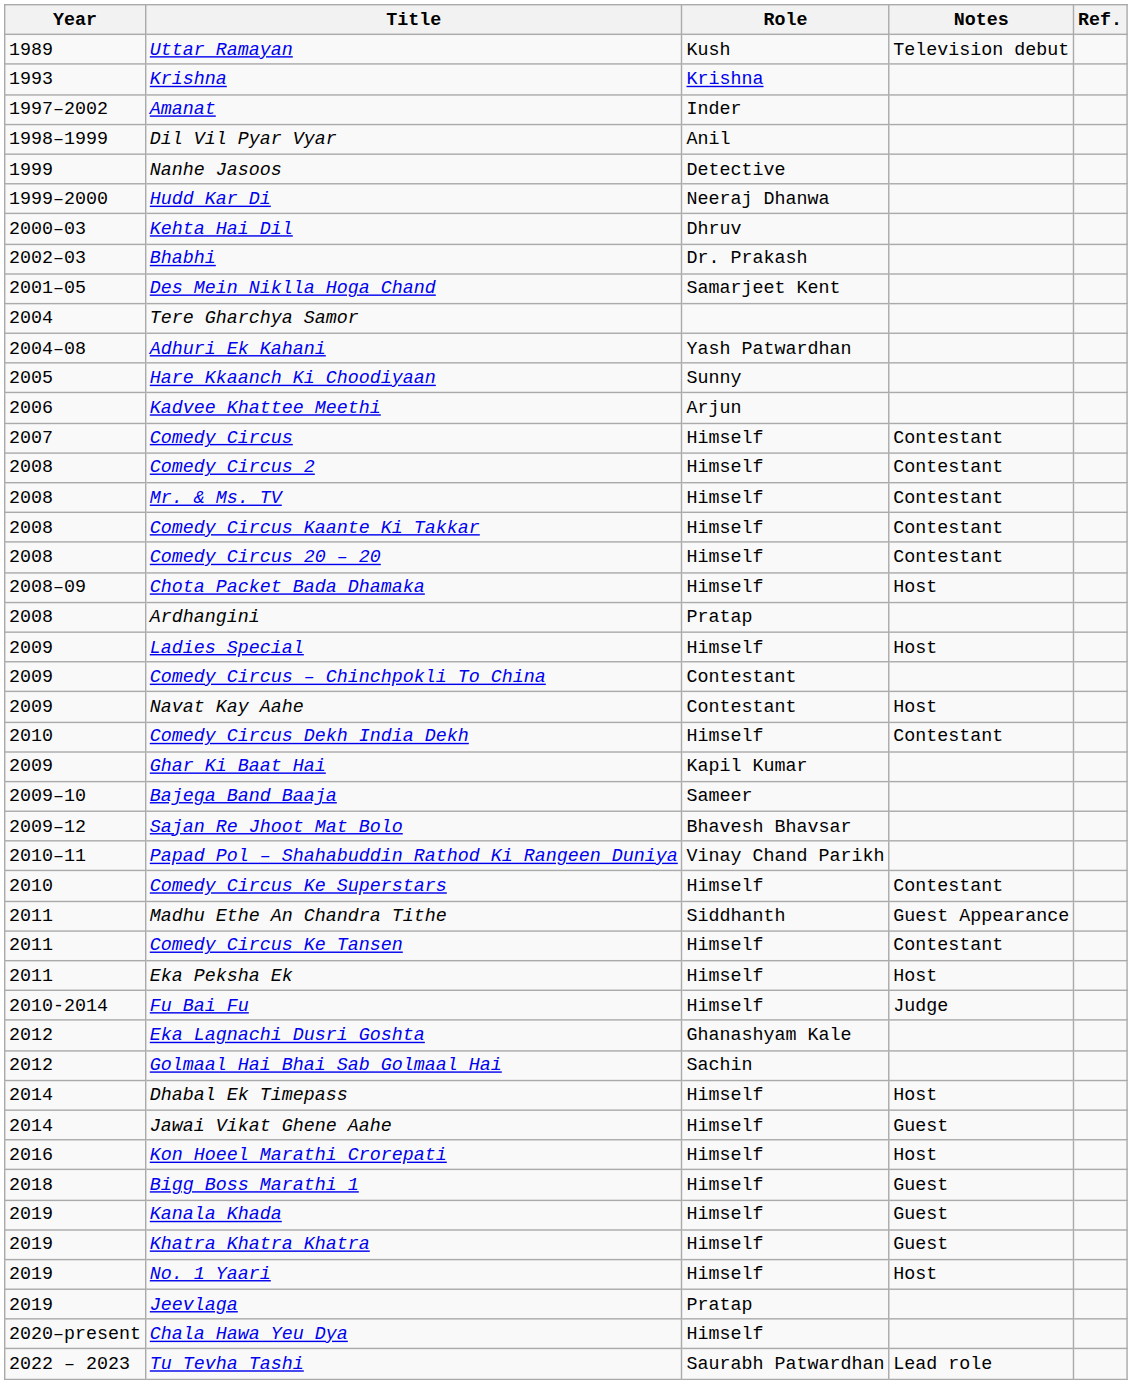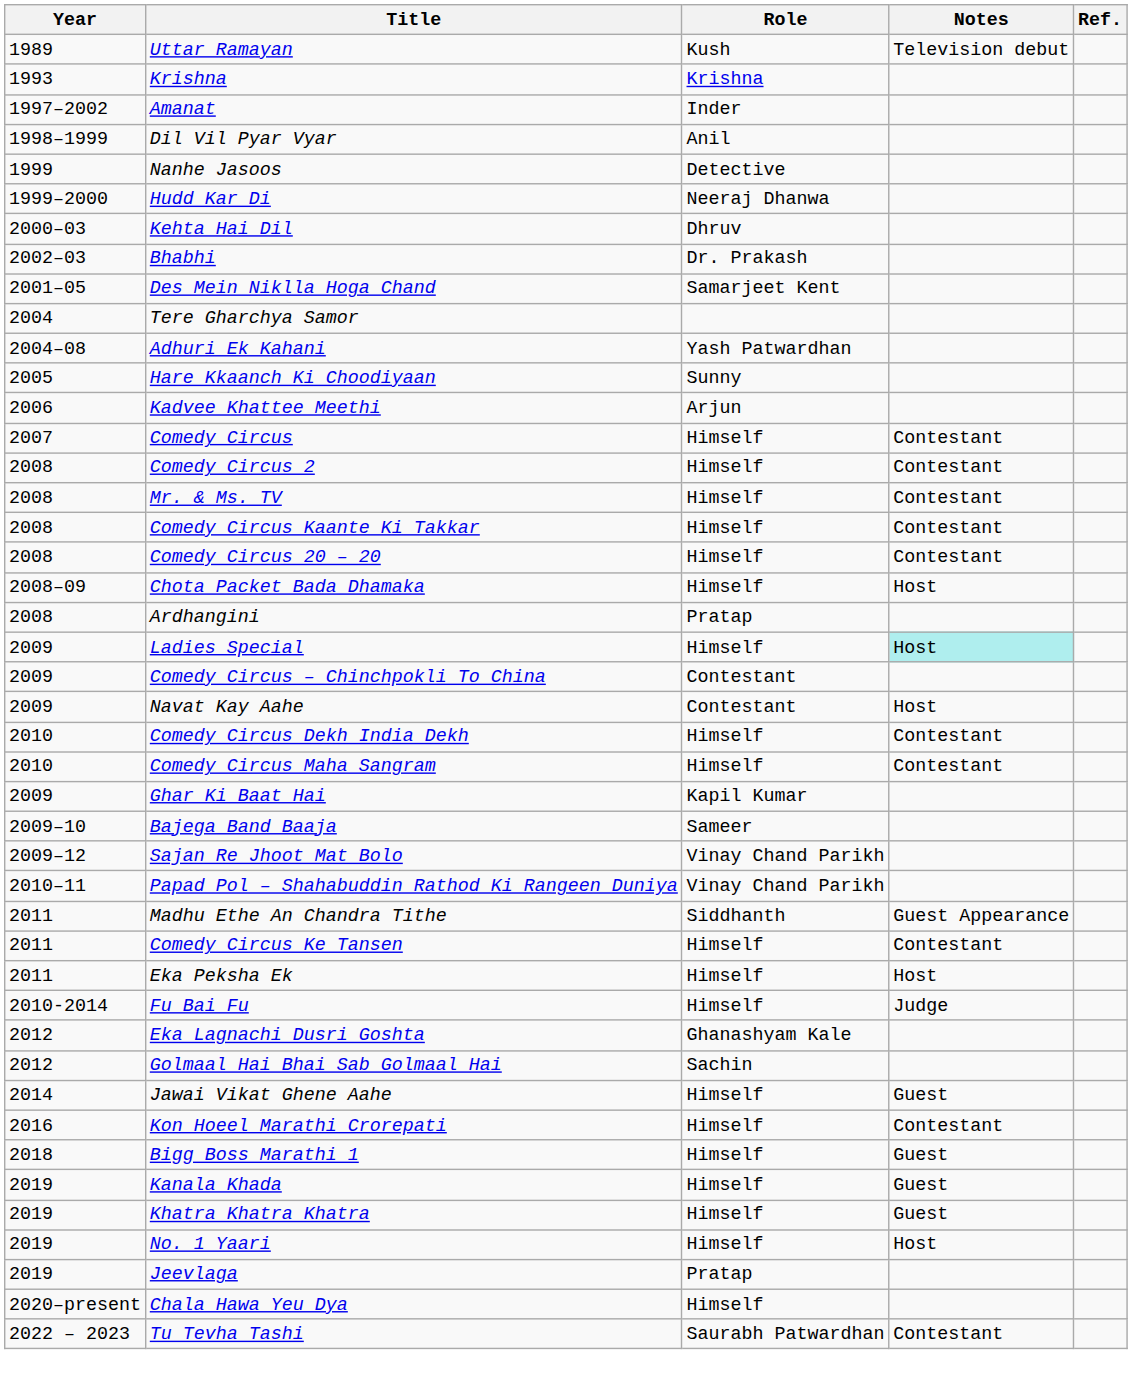(915, 647) no background -> (915, 647) paleturquoise background
+ row: (293, 767)
(769, 826) Bhavesh Bhavsar -> (786, 856) Vinay Chand Parikh
- row: (298, 886)
- row: (249, 1095)
(915, 1155) Host -> (948, 1125) Contestant
(943, 1364) Lead role -> (948, 1334) Contestant
